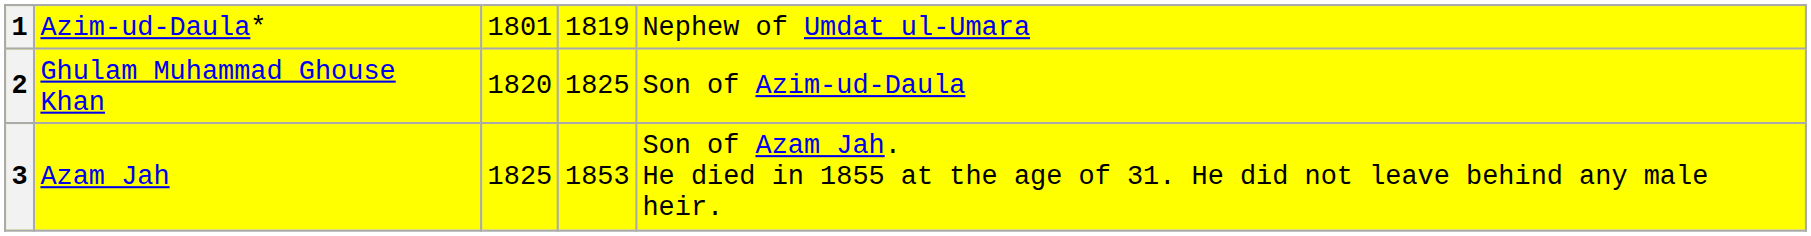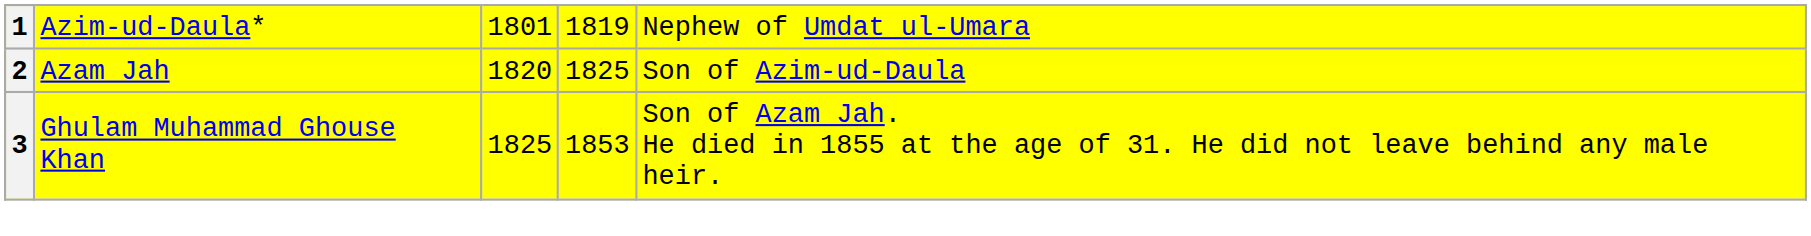(218, 86) Ghulam Muhammad Ghouse Khan -> (105, 71) Azam Jah
(105, 177) Azam Jah -> (218, 146) Ghulam Muhammad Ghouse Khan
